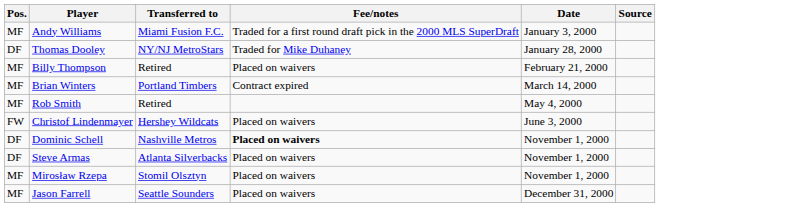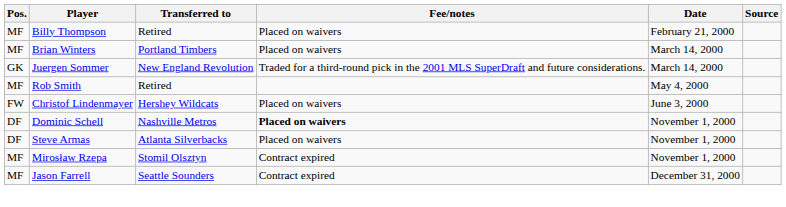- row: (67, 31)
- row: (69, 49)
(270, 85) Contract expired -> (300, 49) Placed on waivers
+ row: (70, 67)
(274, 175) Placed on waivers -> (297, 157) Contract expired
(274, 193) Placed on waivers -> (297, 175) Contract expired
